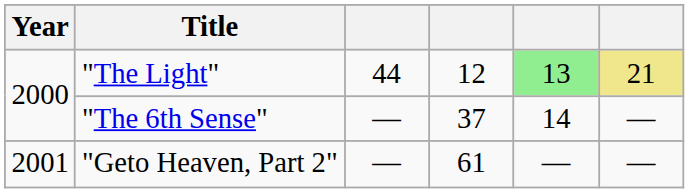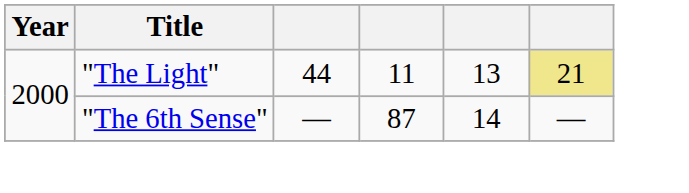(471, 72) 12 -> (401, 72) 11
(556, 72) lightgreen background -> (486, 72) no background
(471, 118) 37 -> (401, 118) 87
- row: (210, 163)
